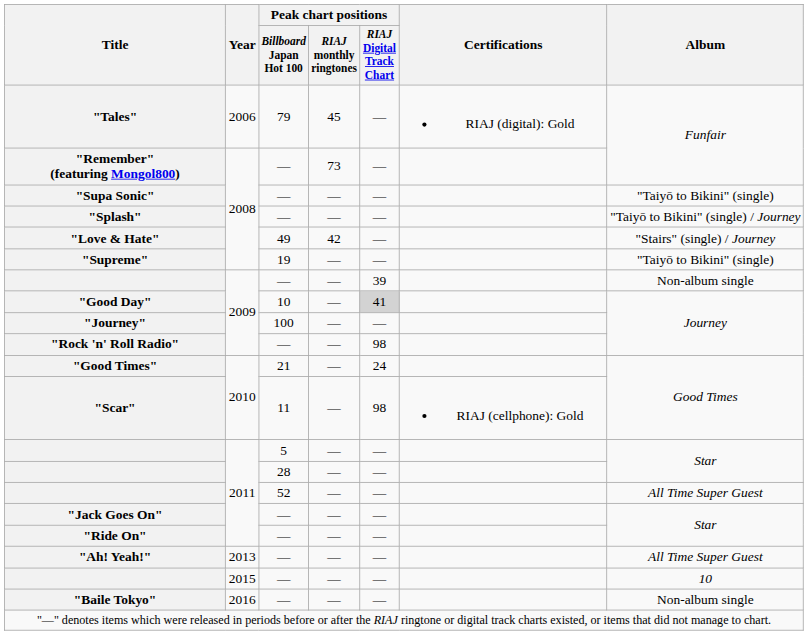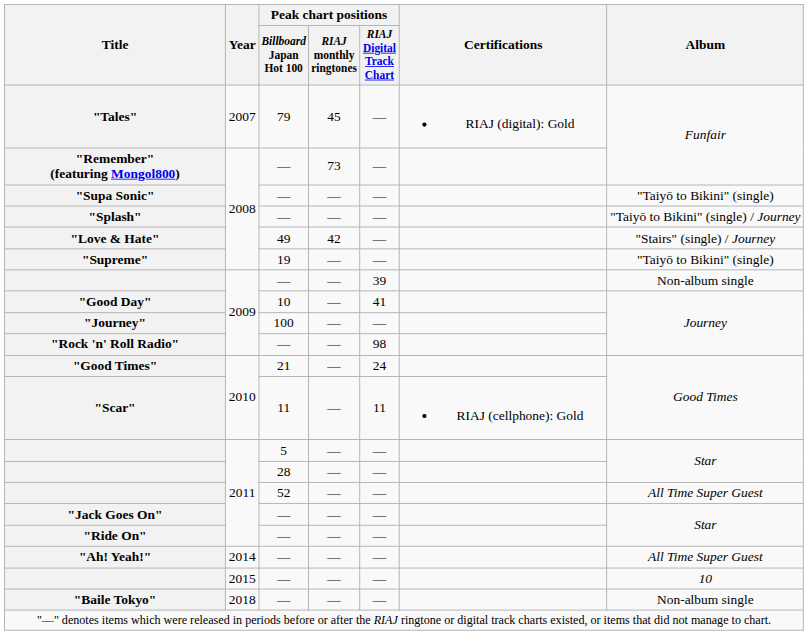(242, 116) 2006 -> (242, 116) 2007
(379, 301) lightgrey background -> (379, 301) no background
(379, 408) 98 -> (379, 408) 11
(242, 557) 2013 -> (242, 557) 2014
(242, 599) 2016 -> (242, 599) 2018
